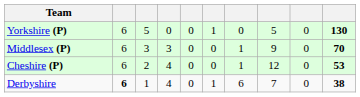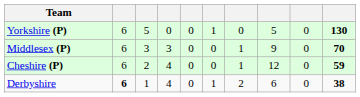(339, 65) 53 -> (339, 65) 59
(241, 83) 6 -> (241, 83) 2
(274, 83) 7 -> (274, 83) 6
